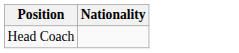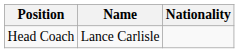+ column: (120, 15)
